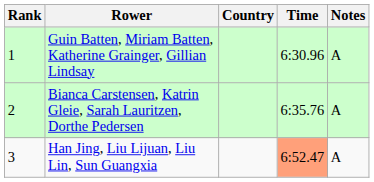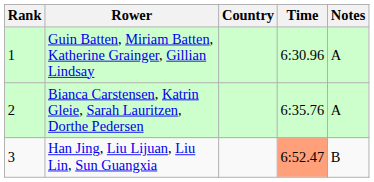(336, 157) A -> (336, 157) B
